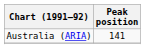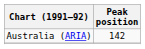(117, 36) 141 -> (117, 36) 142
